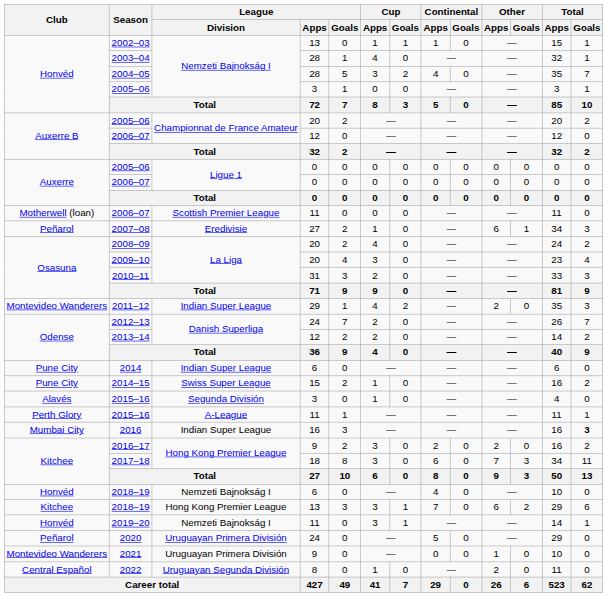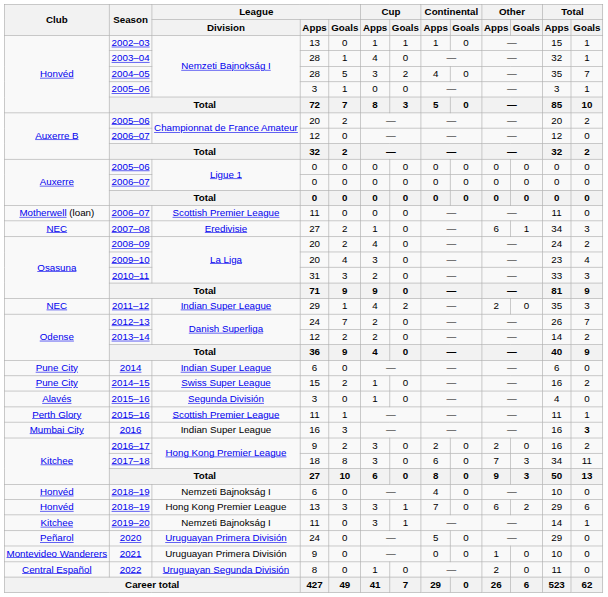(57, 228) Peñarol -> (57, 228) NEC
(57, 306) Montevideo Wanderers -> (57, 306) NEC
(226, 414) A-League -> (226, 414) Scottish Premier League
(57, 507) Kitchee -> (57, 507) Honvéd
(57, 523) Honvéd -> (57, 523) Kitchee
